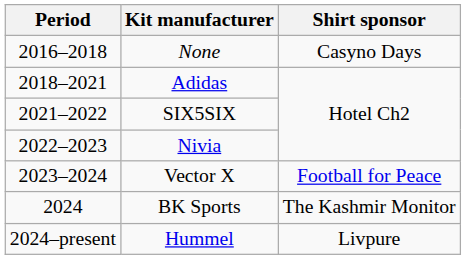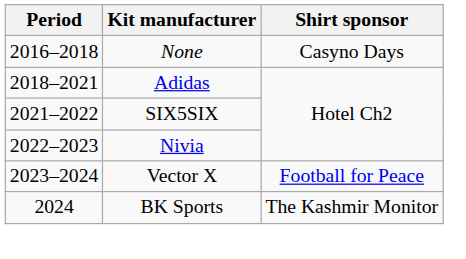- row: (199, 238)
